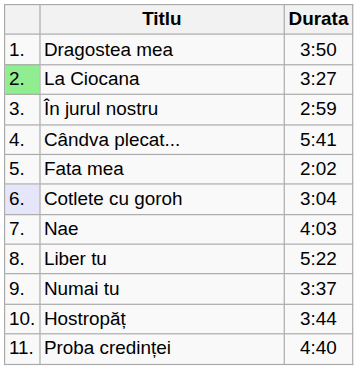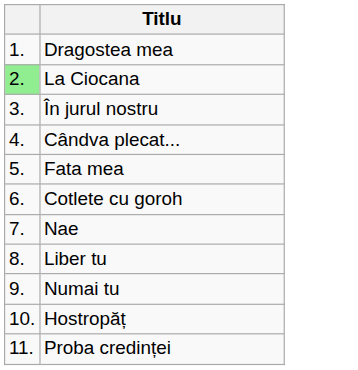- column: (319, 19)
(17, 199) lavender background -> (17, 199) no background
